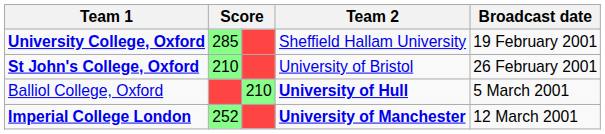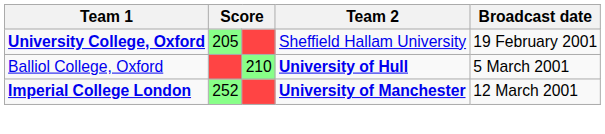(225, 41) 285 -> (225, 41) 205
- row: (104, 66)
